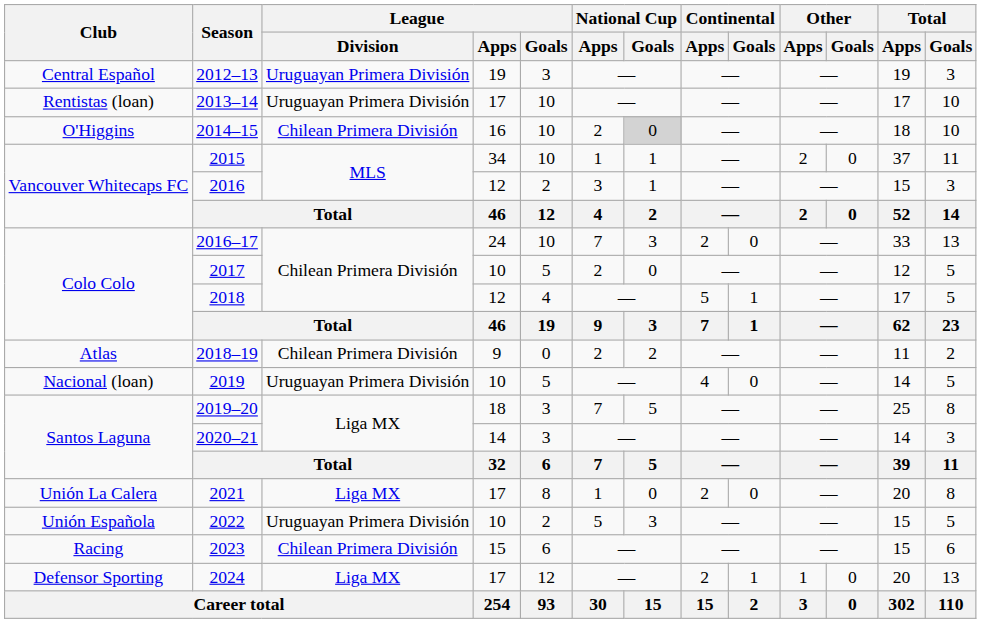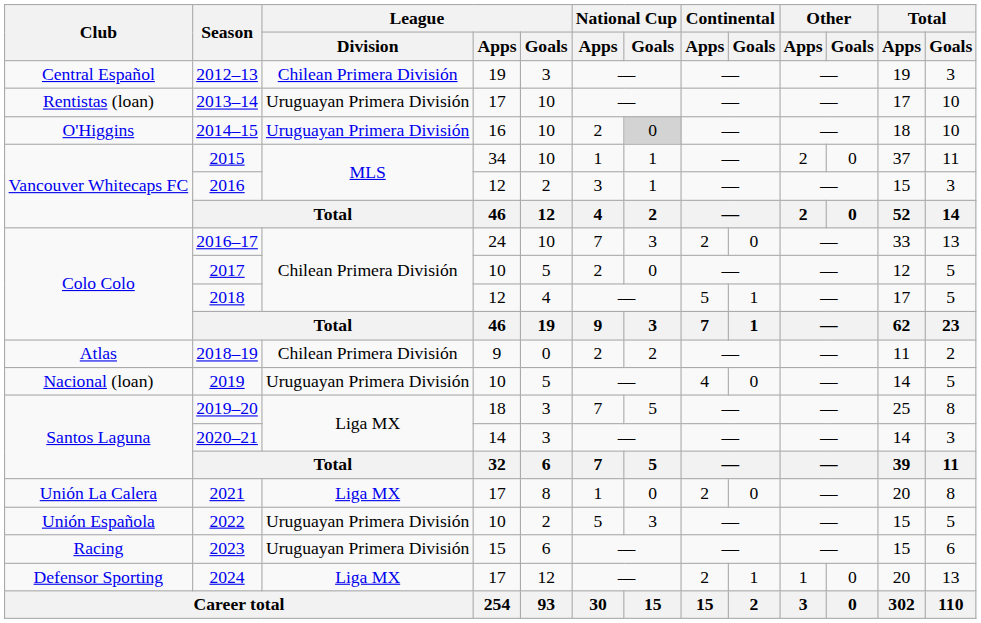(368, 74) Uruguayan Primera División -> (368, 74) Chilean Primera División
(368, 130) Chilean Primera División -> (368, 130) Uruguayan Primera División
(368, 548) Chilean Primera División -> (368, 548) Uruguayan Primera División
